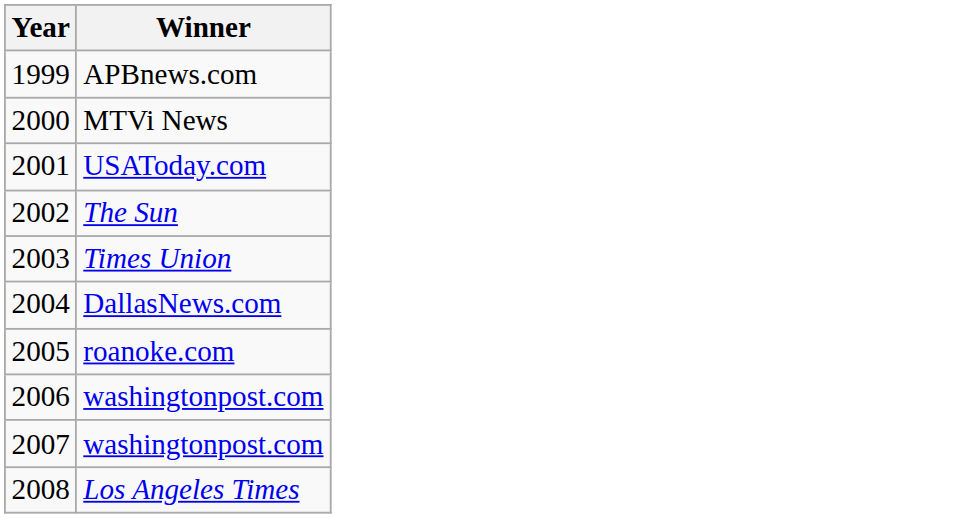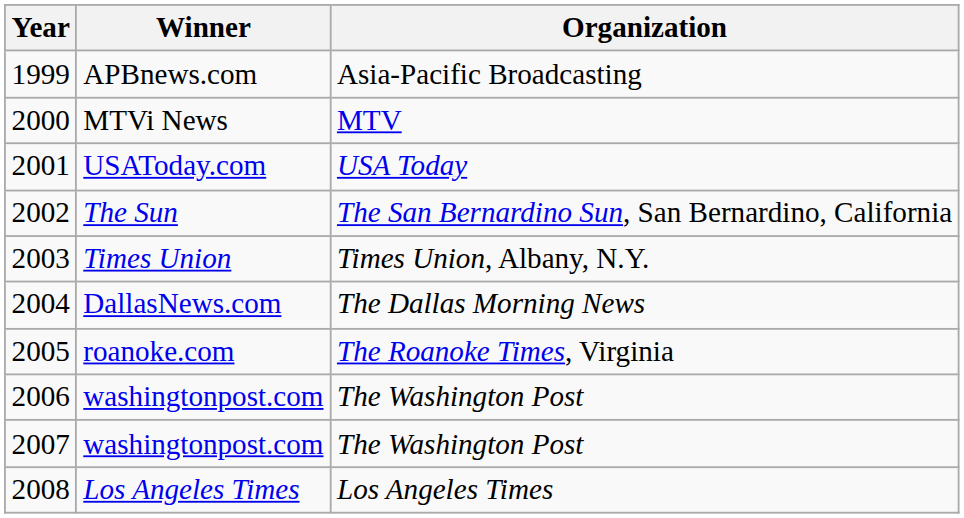+ column: (645, 27)
